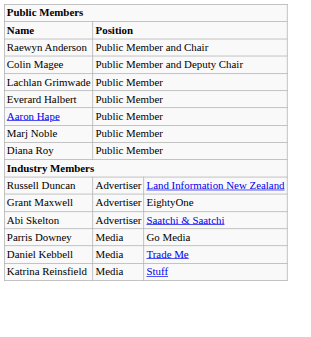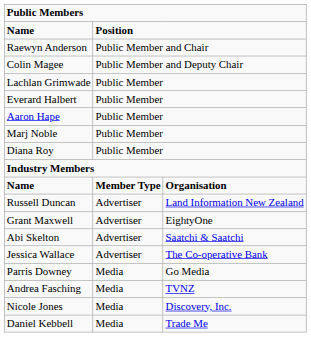+ row: (20, 185)
+ row: (41, 254)
+ row: (44, 289)
+ row: (35, 306)
- row: (47, 271)
